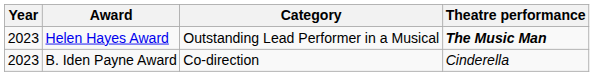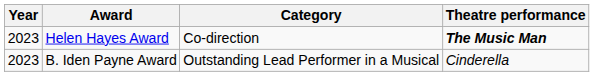(311, 37) Outstanding Lead Performer in a Musical -> (221, 37) Co-direction
(221, 60) Co-direction -> (311, 60) Outstanding Lead Performer in a Musical
